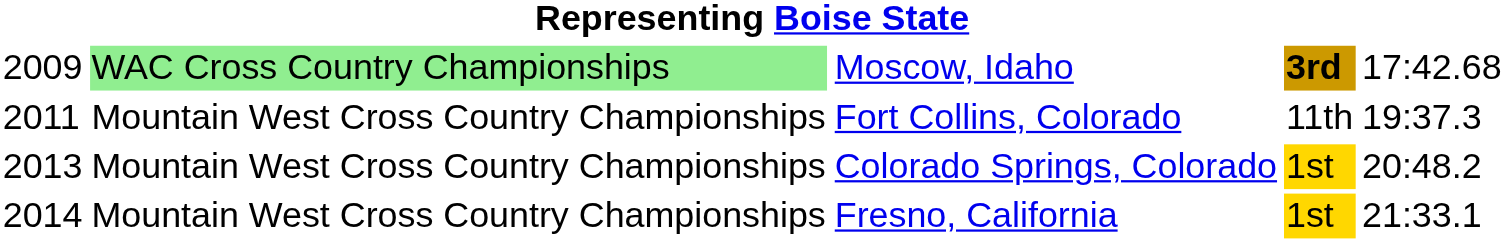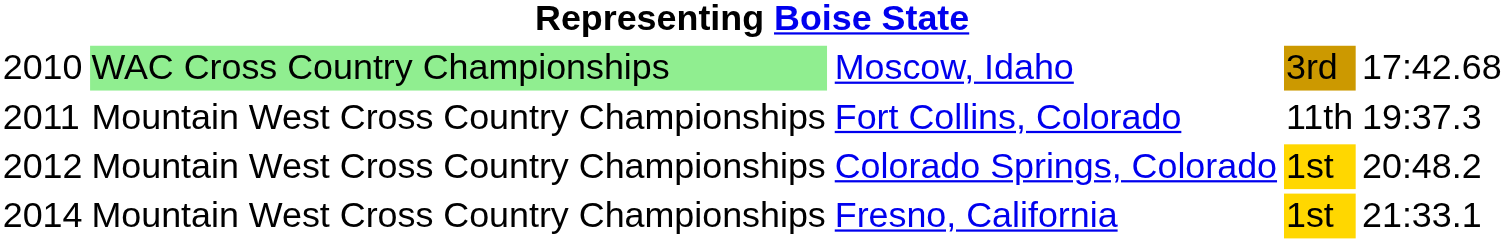(43, 67) 2009 -> (43, 67) 2010
(1314, 67) bold -> (1312, 67) normal
(43, 166) 2013 -> (43, 166) 2012
